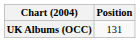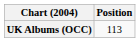(114, 29) 131 -> (114, 29) 113
